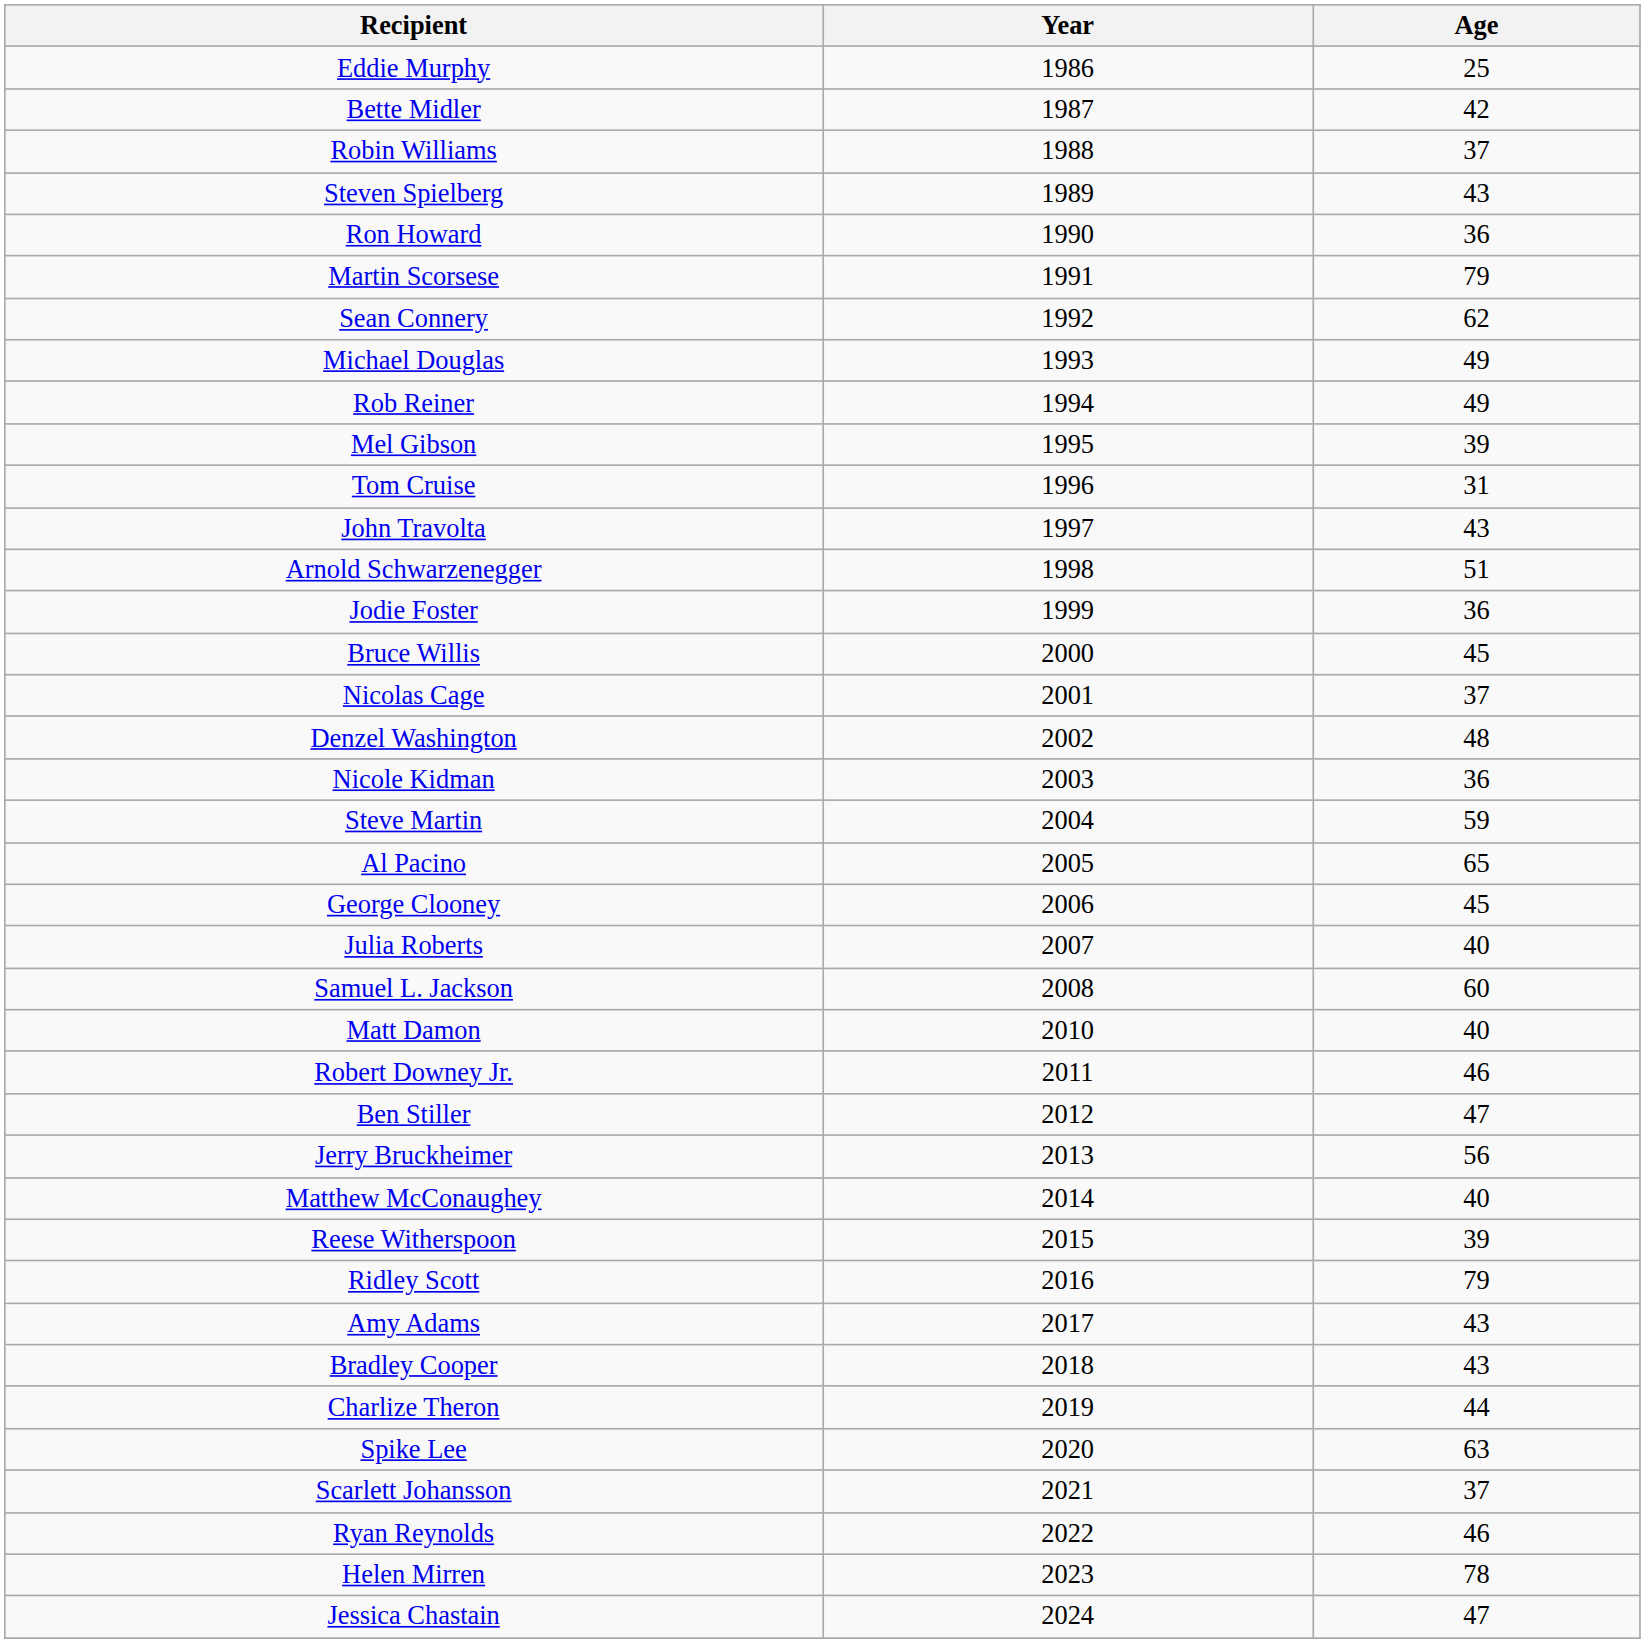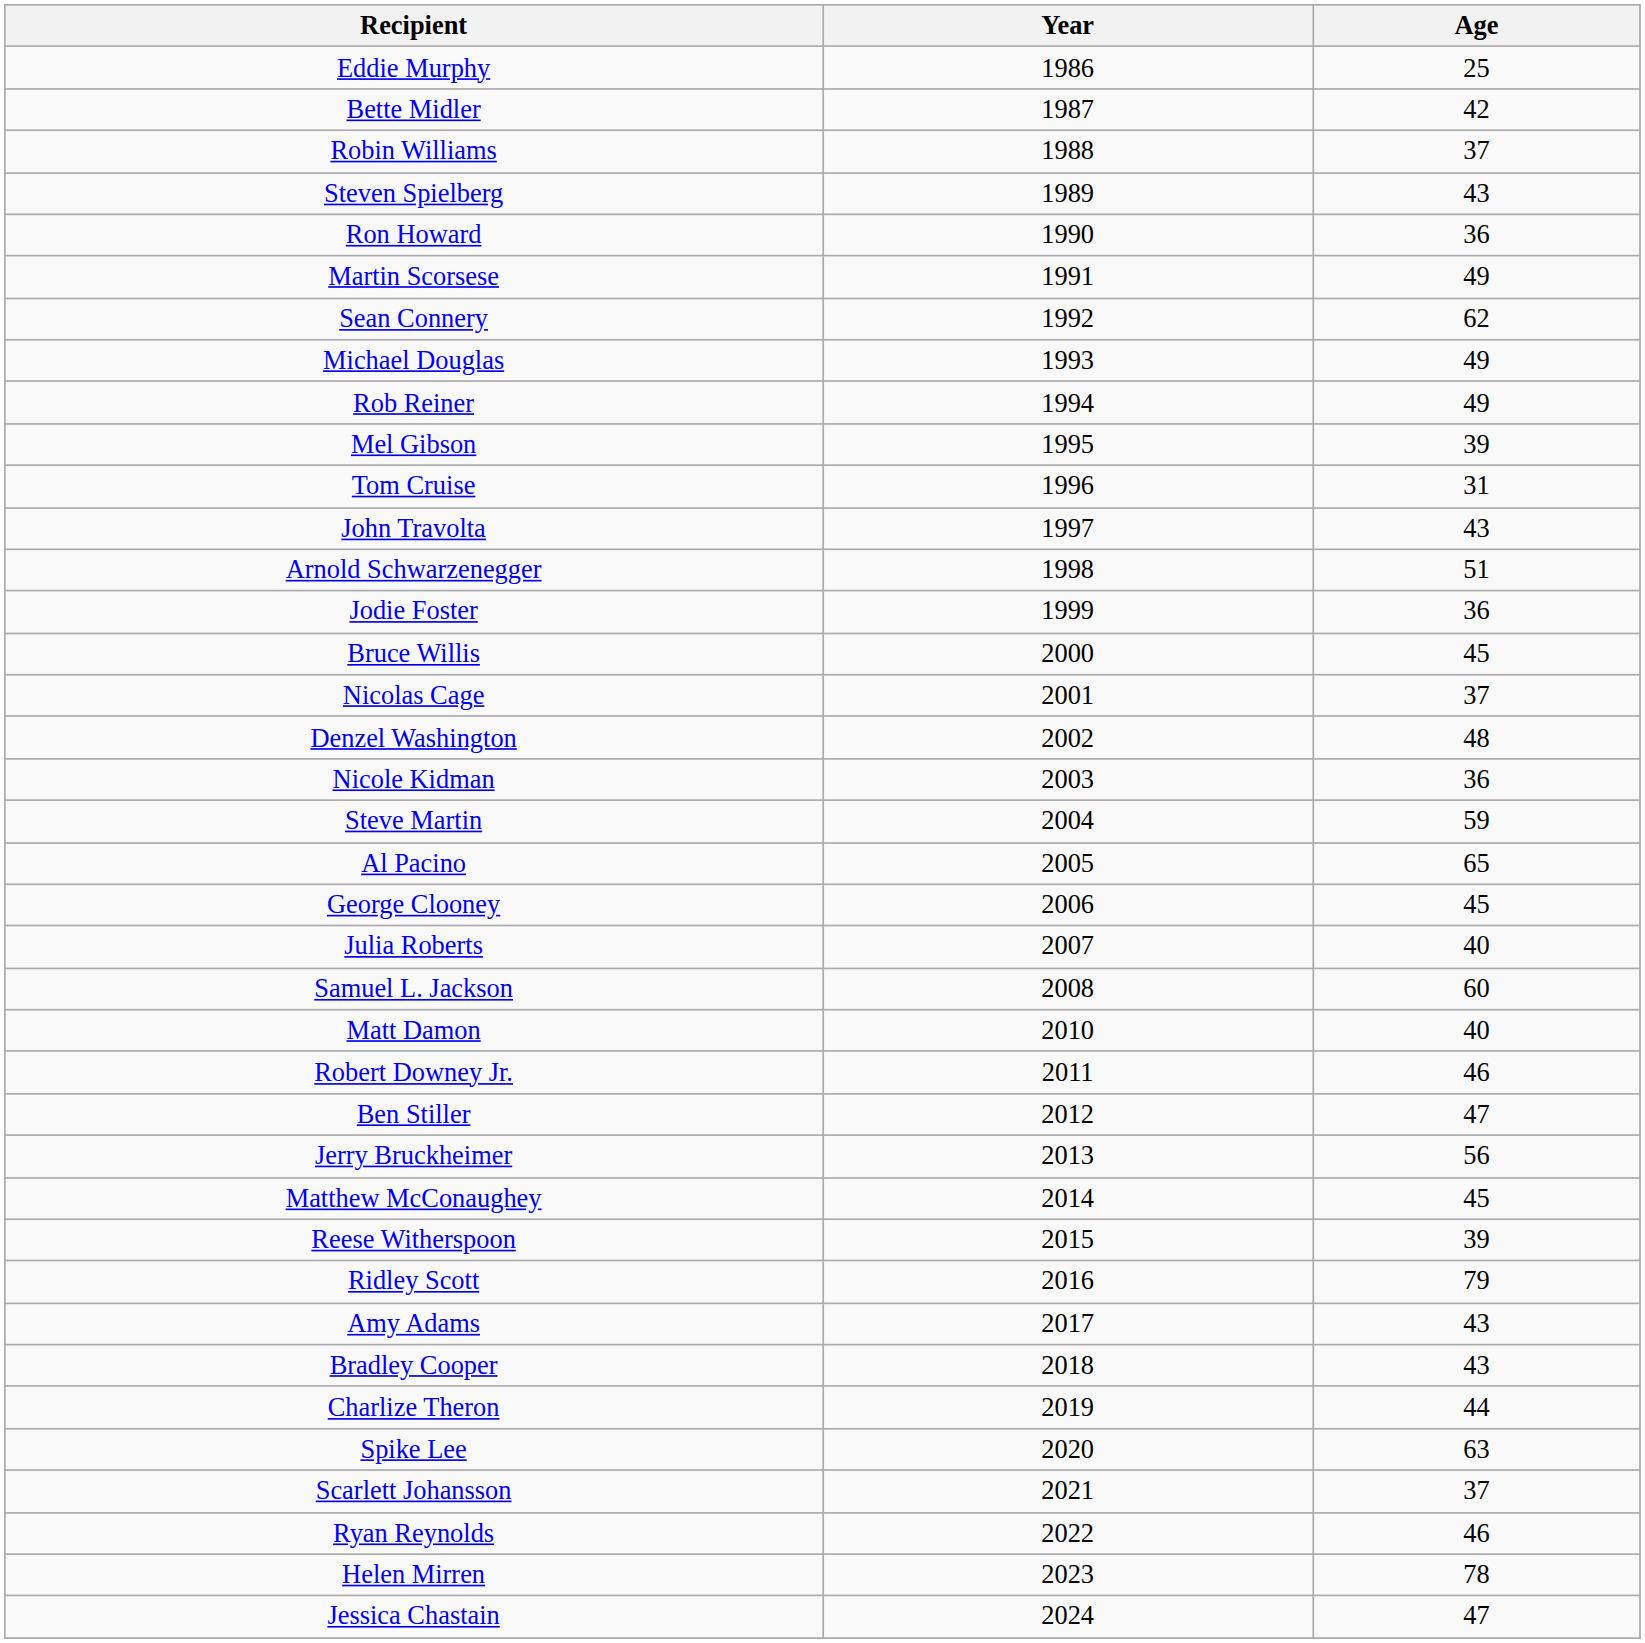(1476, 276) 79 -> (1476, 276) 49
(1476, 1197) 40 -> (1476, 1197) 45
